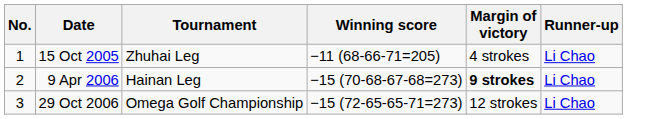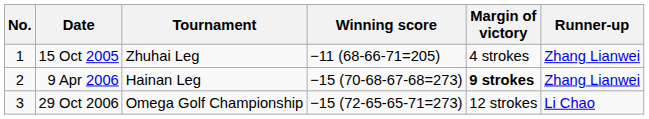(570, 56) Li Chao -> (592, 56) Zhang Lianwei
(570, 80) Li Chao -> (592, 80) Zhang Lianwei
